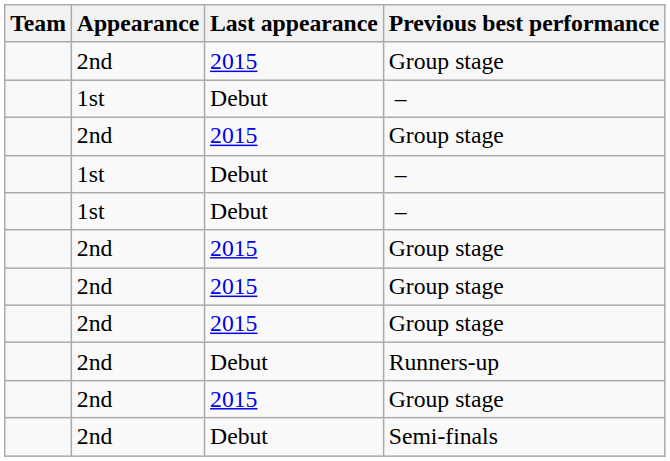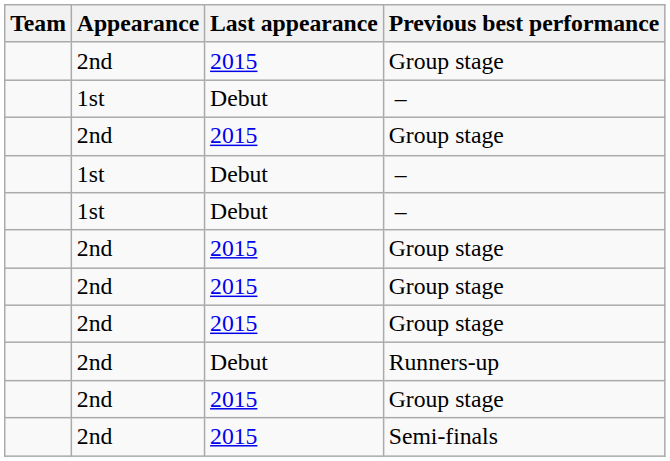(239, 436) Debut -> (234, 436) 2015
